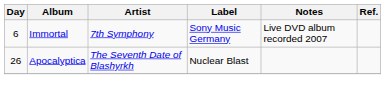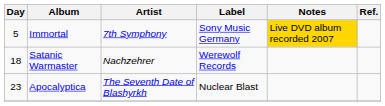(16, 33) 6 -> (16, 33) 5
(299, 33) no background -> (306, 33) gold background
+ row: (53, 60)
(16, 60) 26 -> (16, 87) 23
